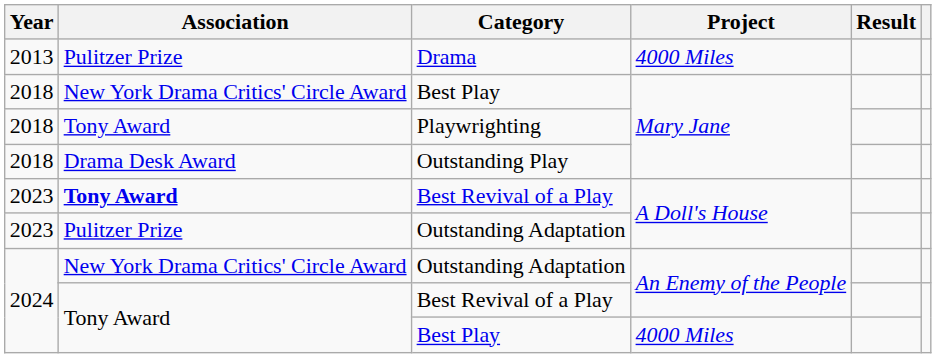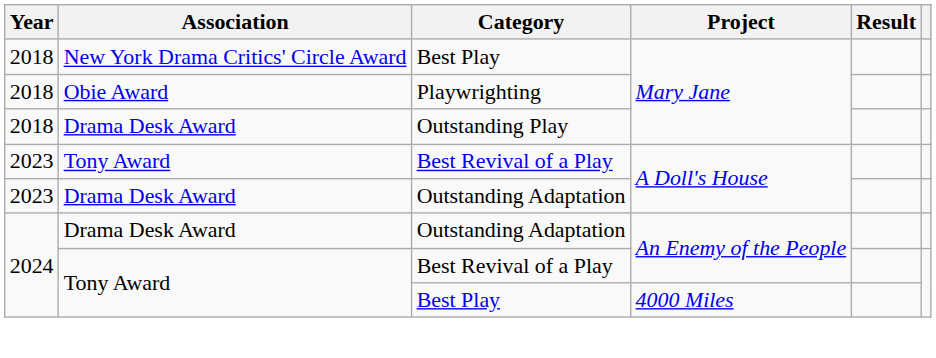- row: (32, 56)
(117, 126) Tony Award -> (116, 91) Obie Award
(121, 195) bold -> (117, 160) normal
(123, 230) Pulitzer Prize -> (150, 195) Drama Desk Award
(235, 265) New York Drama Critics' Circle Award -> (150, 230) Drama Desk Award
